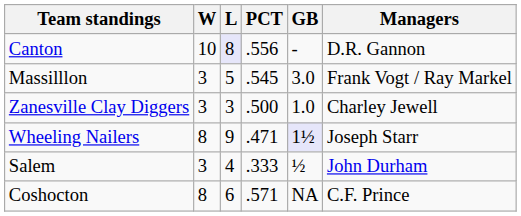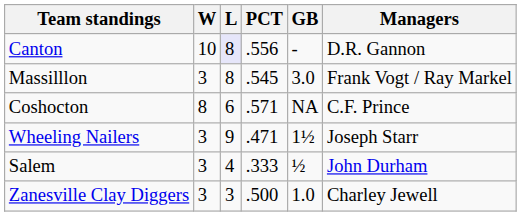(230, 78) 5 -> (230, 78) 8
rows swapped: (99, 107) <-> (49, 195)
(202, 136) 8 -> (202, 136) 3
(303, 136) lavender background -> (303, 136) no background
